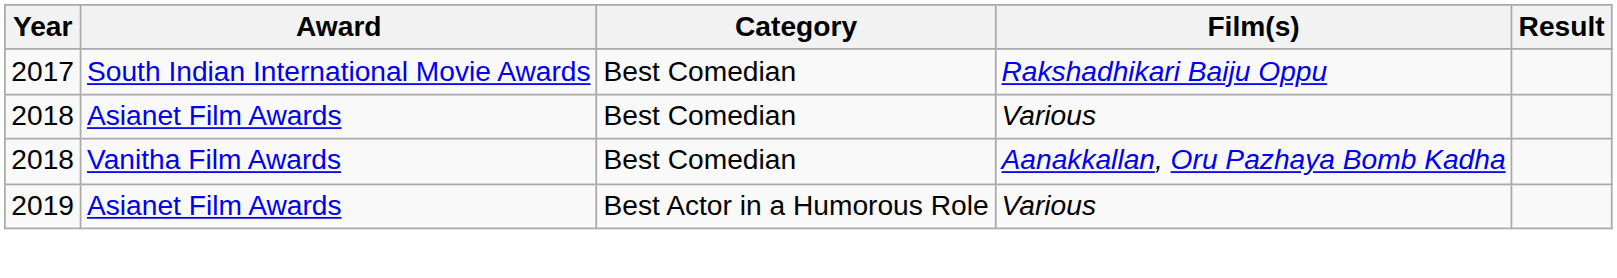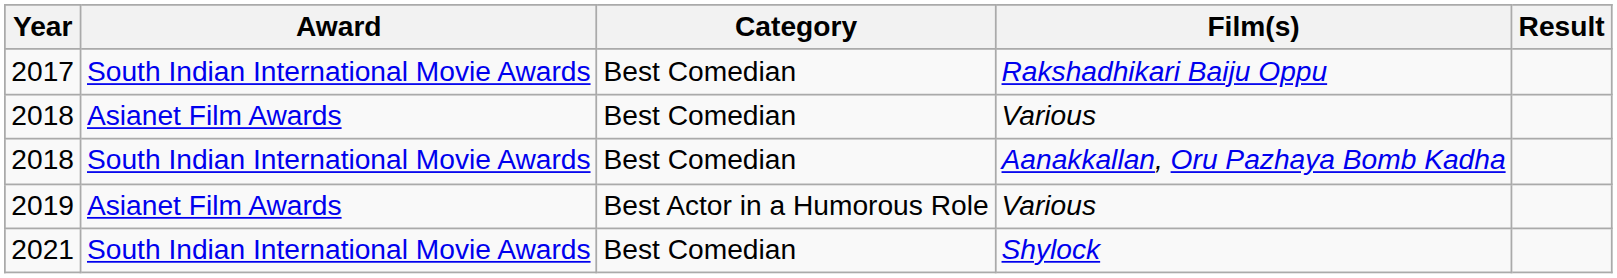(214, 160) Vanitha Film Awards -> (339, 160) South Indian International Movie Awards
+ row: (43, 250)
